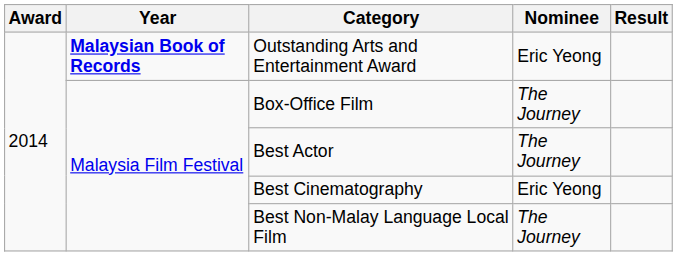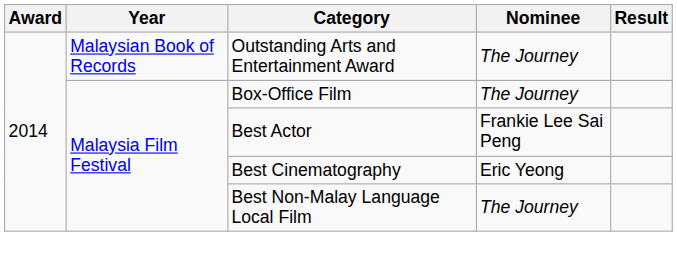(147, 56) bold -> (142, 56) normal
(559, 56) Eric Yeong -> (529, 56) The Journey
(549, 151) The Journey -> (542, 131) Frankie Lee Sai Peng
